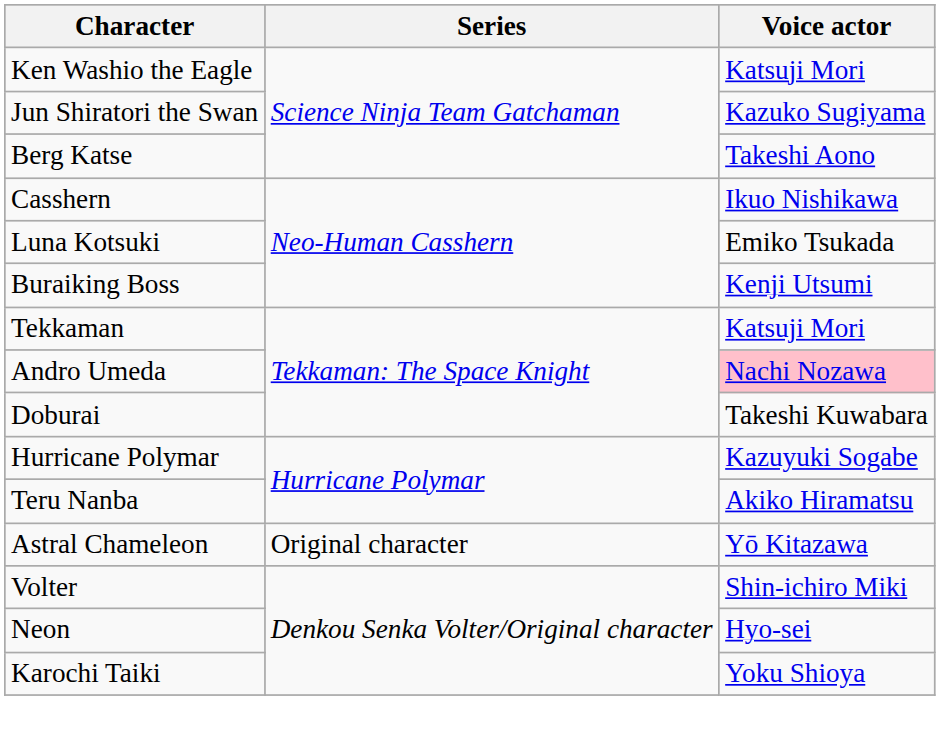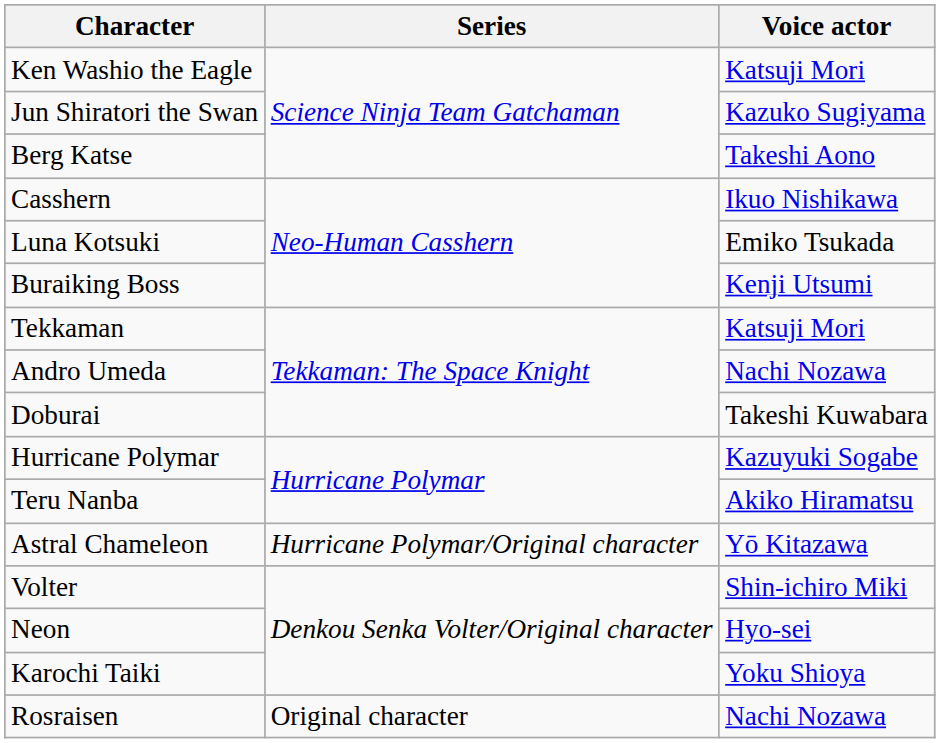(806, 371) pink background -> (806, 371) no background
(369, 543) Original character -> (485, 543) Hurricane Polymar/Original character
+ row: (65, 716)
